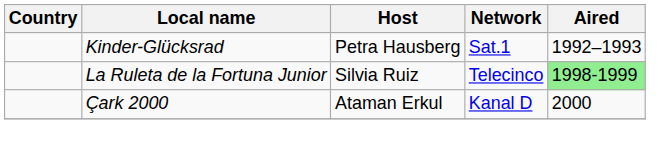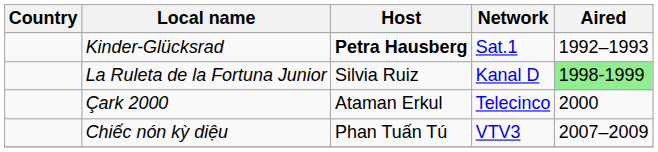(398, 47) normal -> (401, 47) bold
(506, 75) Telecinco -> (508, 75) Kanal D
(501, 103) Kanal D -> (513, 103) Telecinco
+ row: (157, 132)
